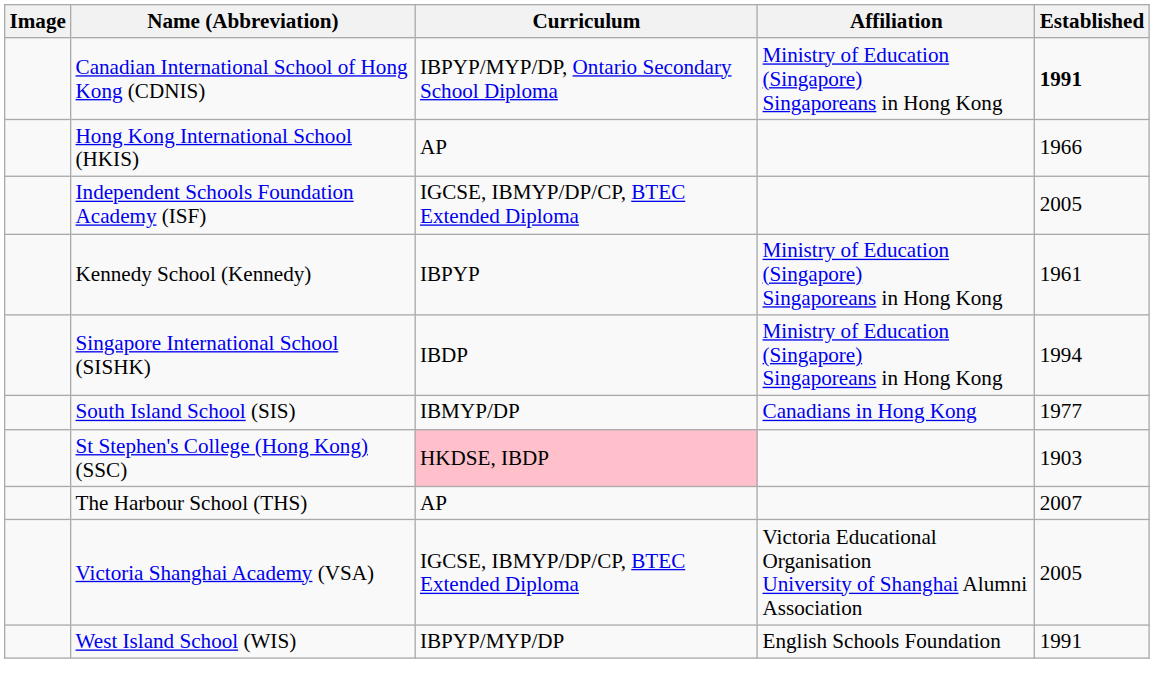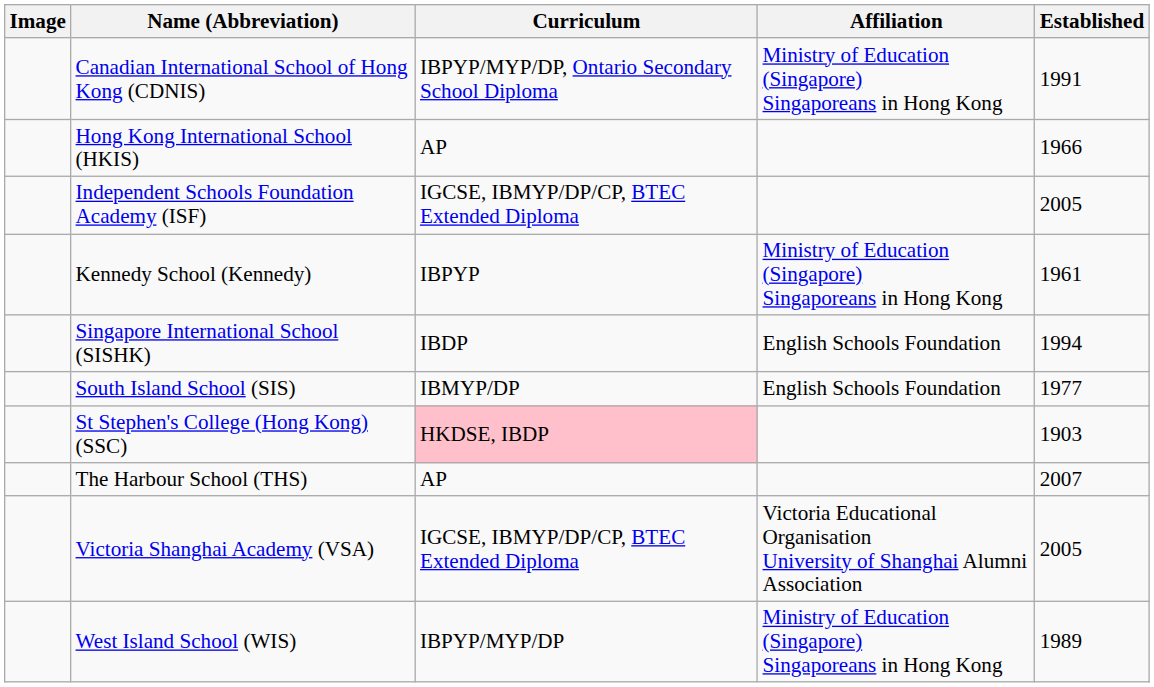(1061, 78) bold -> (1061, 78) normal
(883, 355) Ministry of Education (Singapore) Singaporeans in Hong Kong -> (882, 343) English Schools Foundation
(870, 412) Canadians in Hong Kong -> (882, 388) English Schools Foundation
(882, 641) English Schools Foundation -> (883, 641) Ministry of Education (Singapore) Singaporeans in Hong Kong
(1061, 641) 1991 -> (1061, 641) 1989
